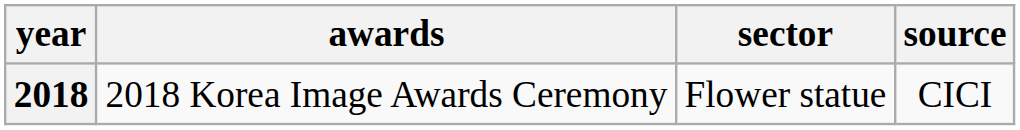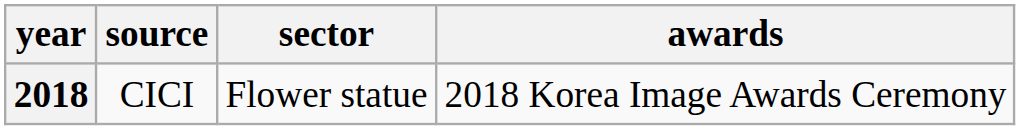columns swapped: (386, 34) <-> (955, 34)
